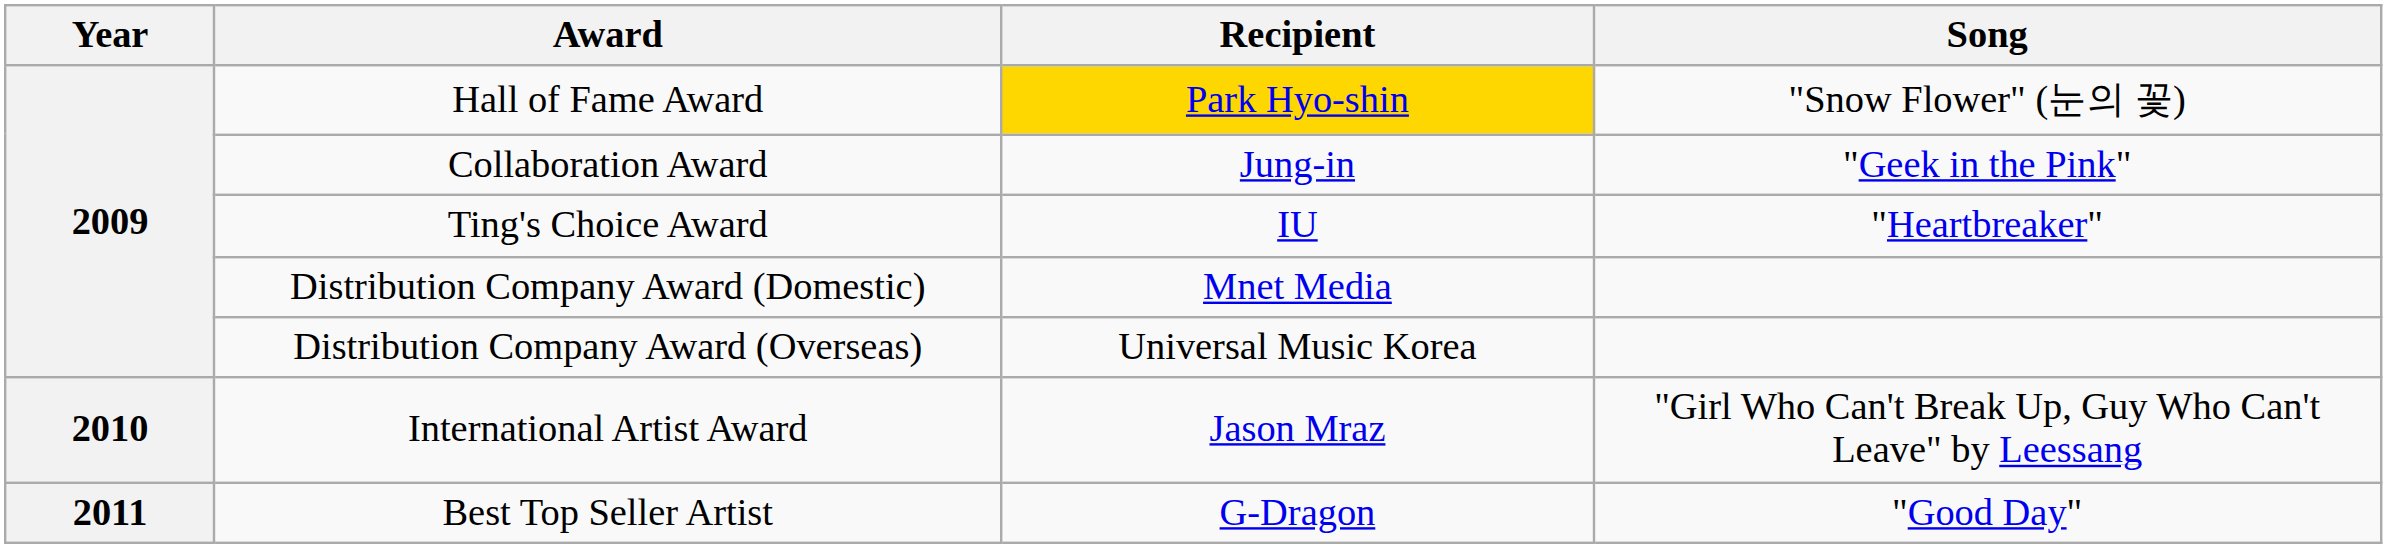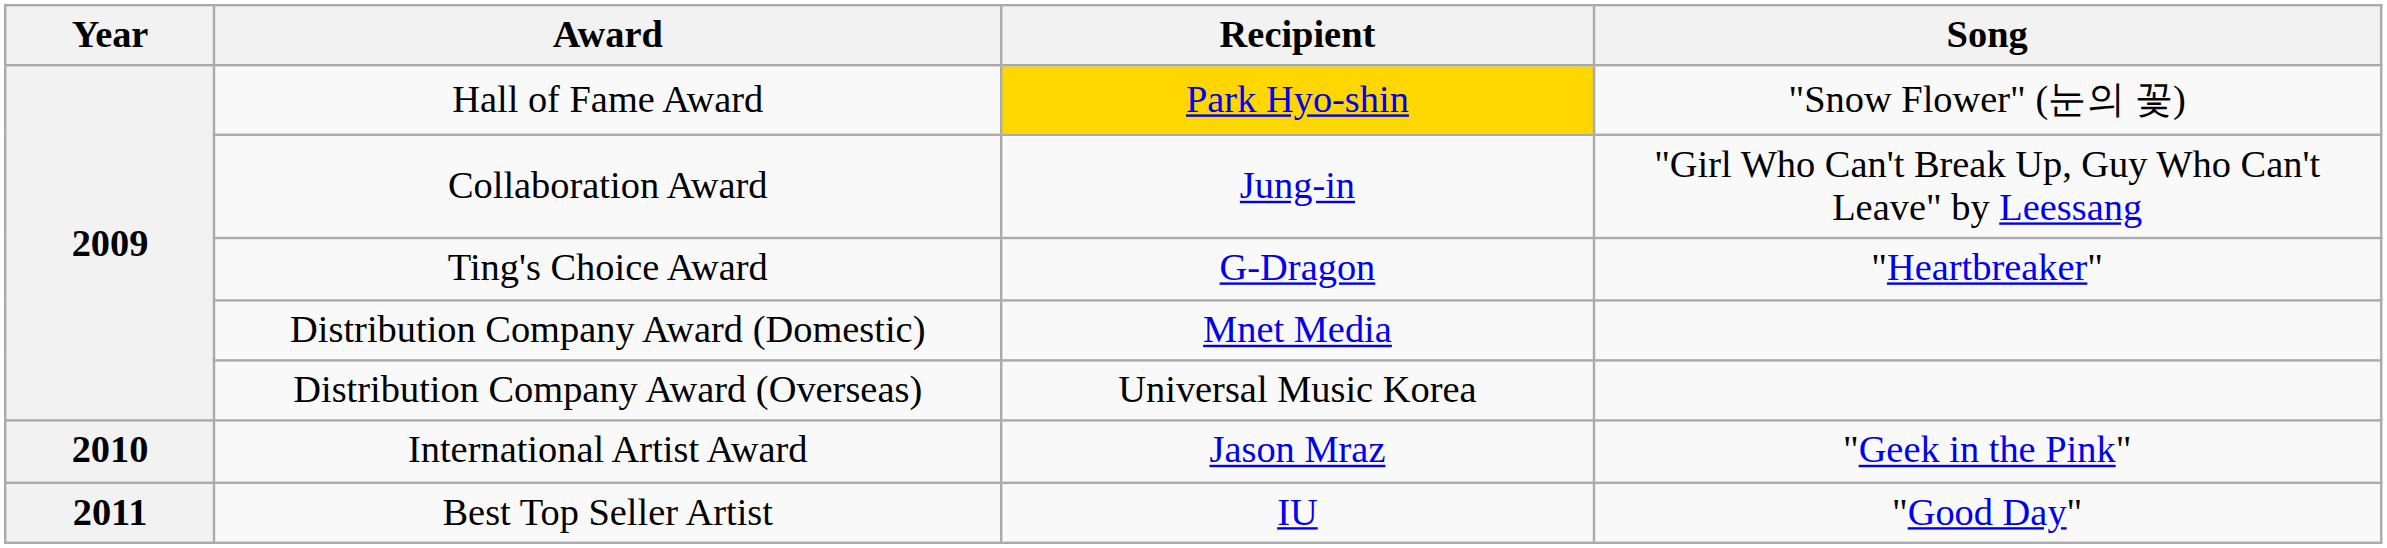(1987, 163) "Geek in the Pink" -> (1987, 185) "Girl Who Can't Break Up, Guy Who Can't Leave" by Leessang
(1297, 224) IU -> (1297, 268) G-Dragon
(1987, 429) "Girl Who Can't Break Up, Guy Who Can't Leave" by Leessang -> (1987, 450) "Geek in the Pink"
(1297, 511) G-Dragon -> (1297, 511) IU
